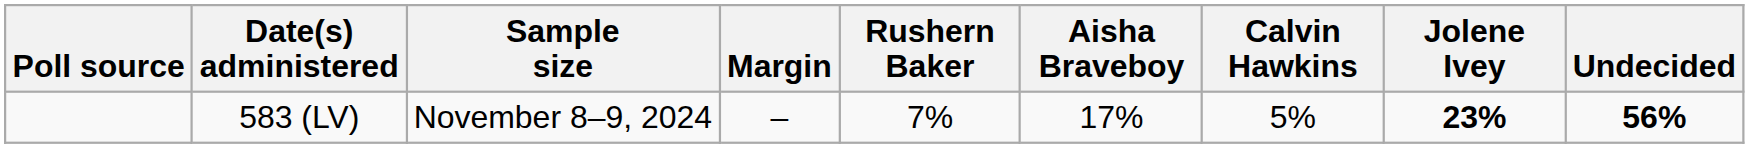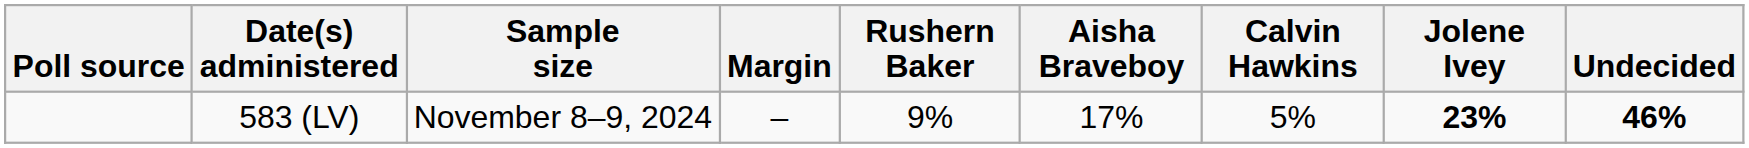(930, 117) 7% -> (930, 117) 9%
(1654, 117) 56% -> (1654, 117) 46%
